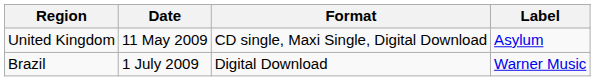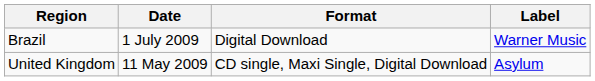rows swapped: (61, 40) <-> (27, 64)
